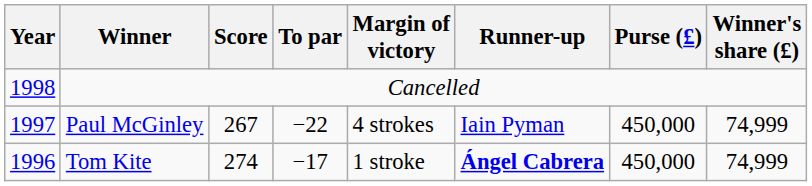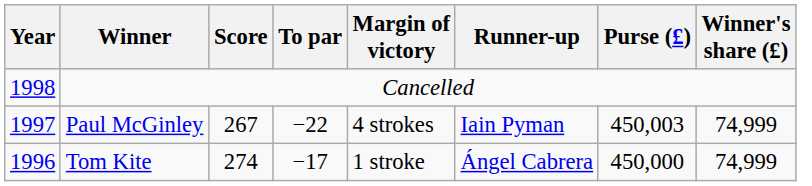(658, 124) 450,000 -> (647, 124) 450,003
(532, 162) bold -> (527, 162) normal
